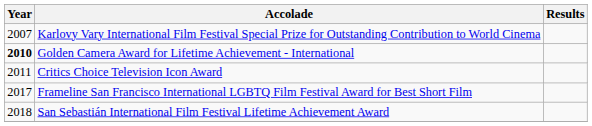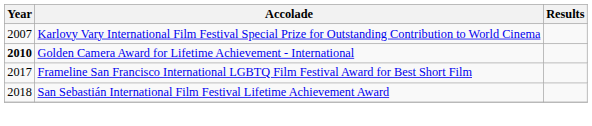- row: (130, 72)
